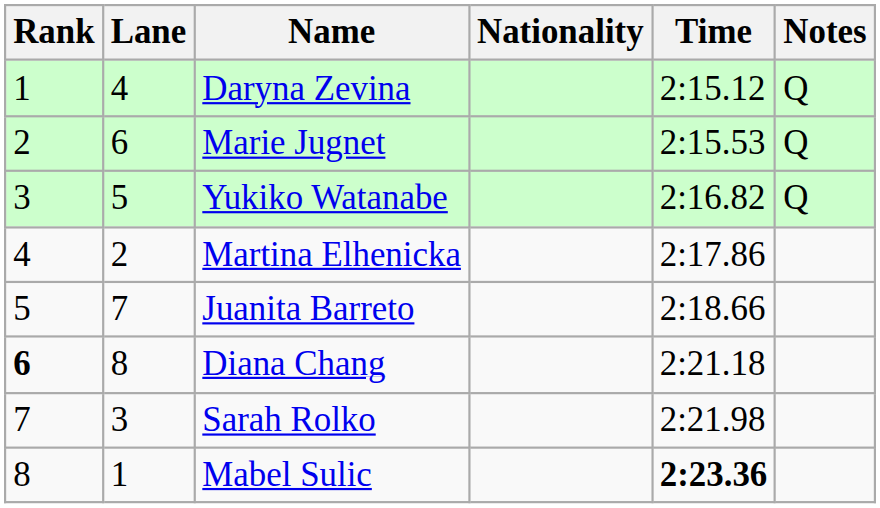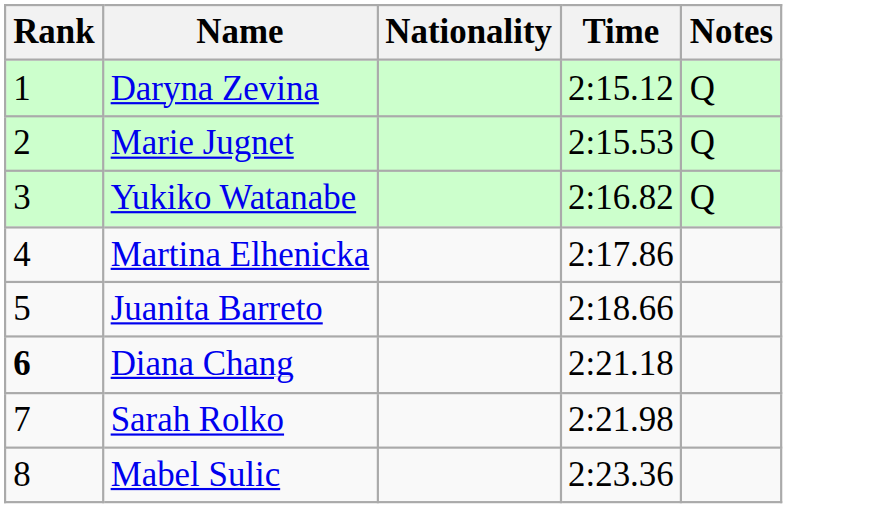- column: (148, 32)
(714, 474) bold -> (621, 474) normal
